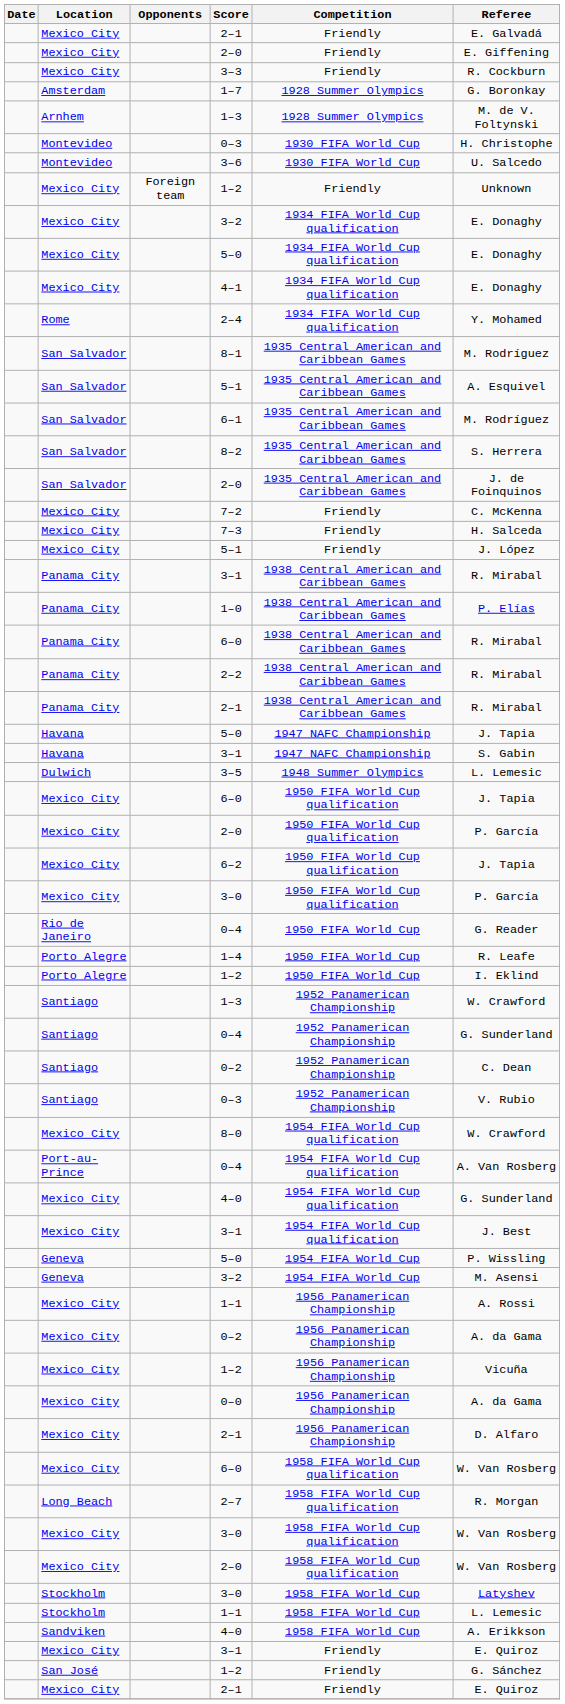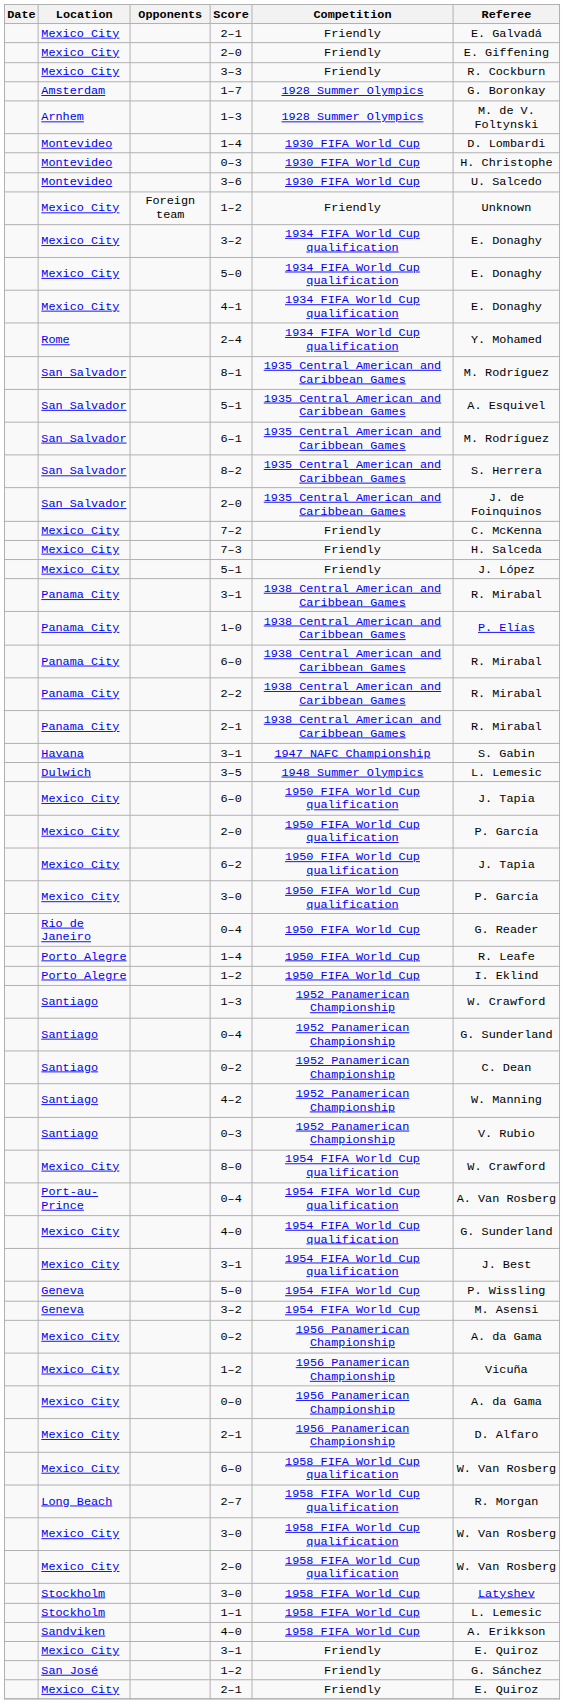+ row: (77, 143)
- row: (63, 734)
+ row: (70, 1100)
- row: (80, 1304)
